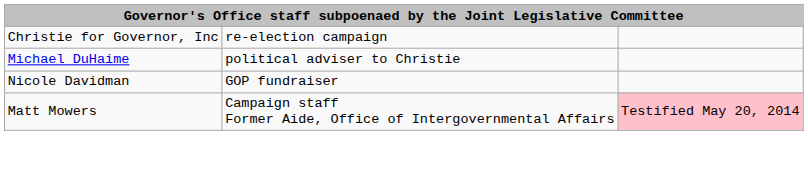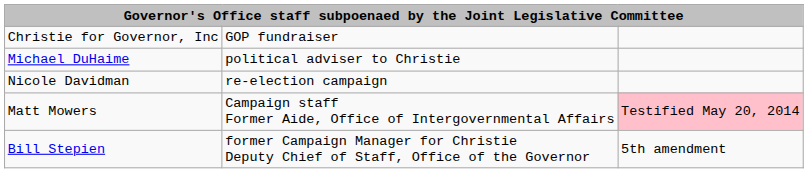(306, 38) re-election campaign -> (282, 38) GOP fundraiser
(282, 82) GOP fundraiser -> (306, 82) re-election campaign
+ row: (56, 149)
